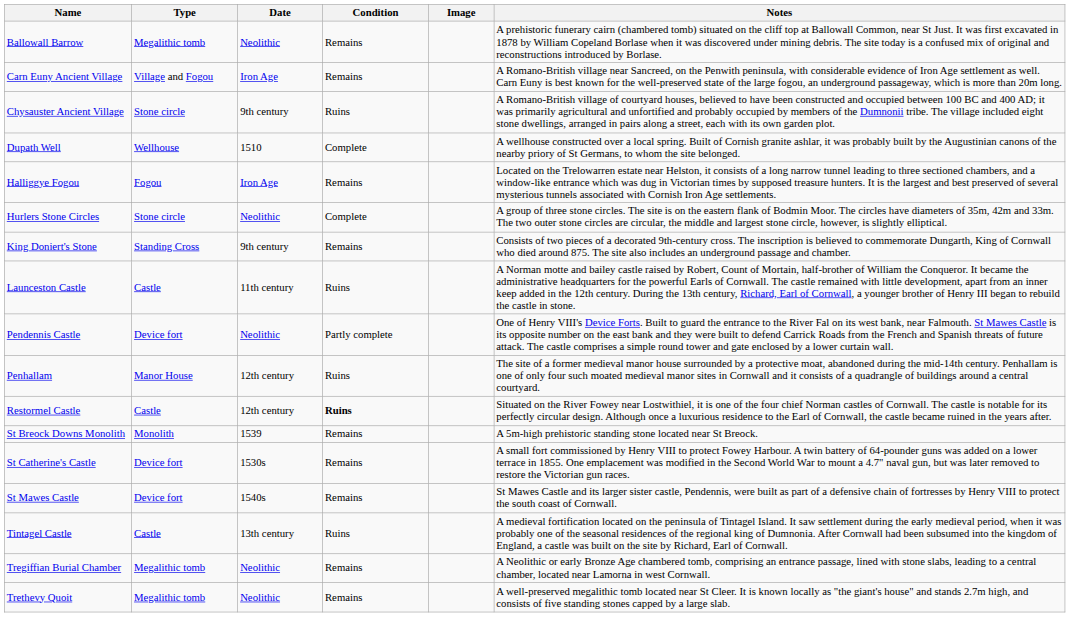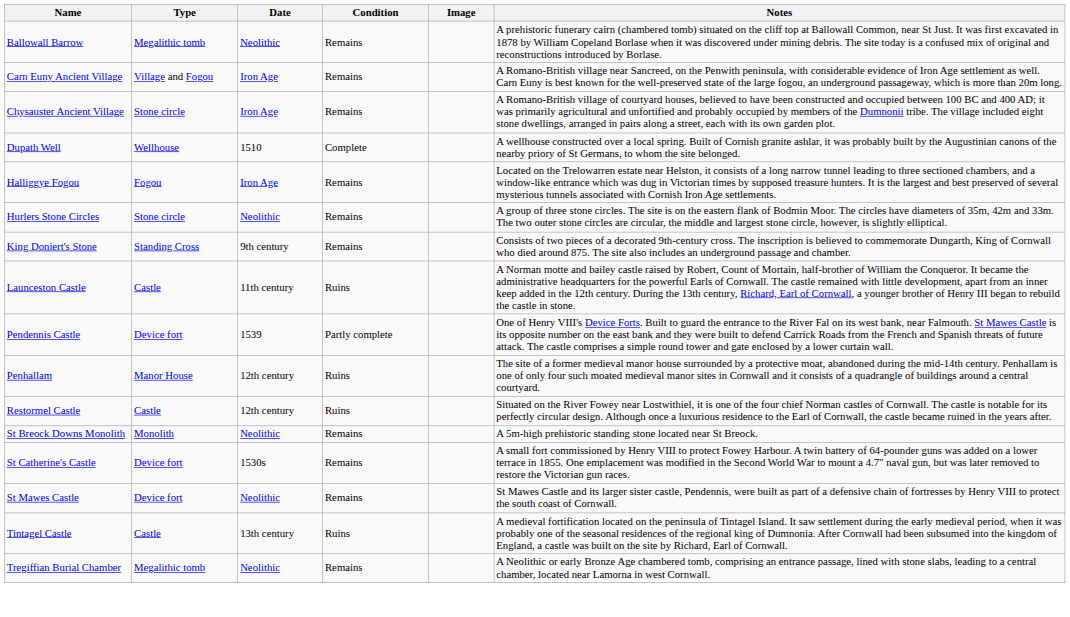(264, 112) 9th century -> (259, 112) Iron Age
(337, 112) Ruins -> (344, 112) Remains
(346, 217) Complete -> (344, 217) Remains
(260, 334) Neolithic -> (251, 334) 1539
(338, 411) bold -> (337, 411) normal
(251, 434) 1539 -> (260, 434) Neolithic
(253, 498) 1540s -> (260, 498) Neolithic
- row: (40, 597)
